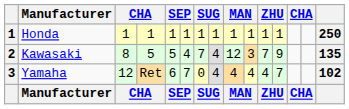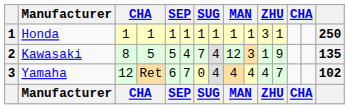(265, 34) 1 -> (265, 34) 3
(265, 54) 7 -> (265, 54) 1
